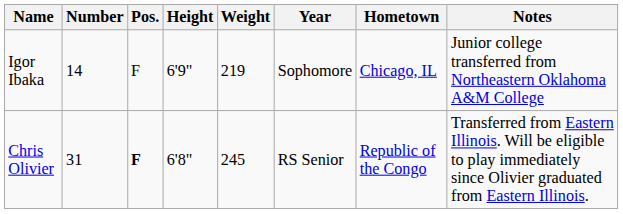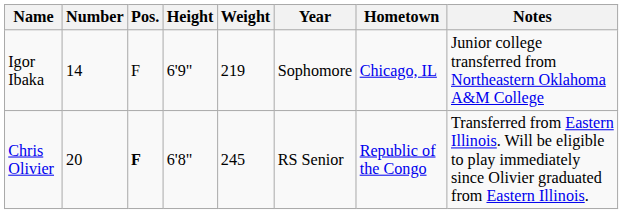(74, 159) 31 -> (74, 159) 20
